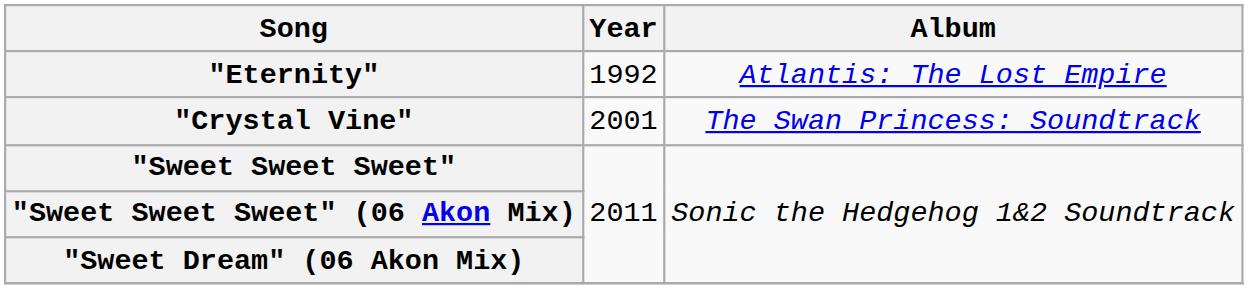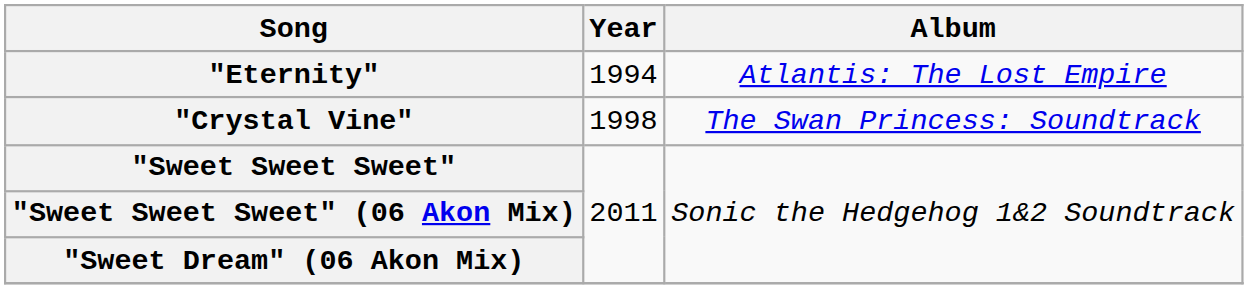(623, 75) 1992 -> (623, 75) 1994
(623, 121) 2001 -> (623, 121) 1998
